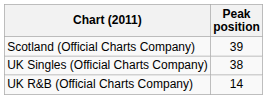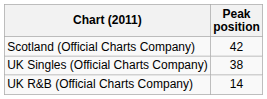(237, 46) 39 -> (237, 46) 42
